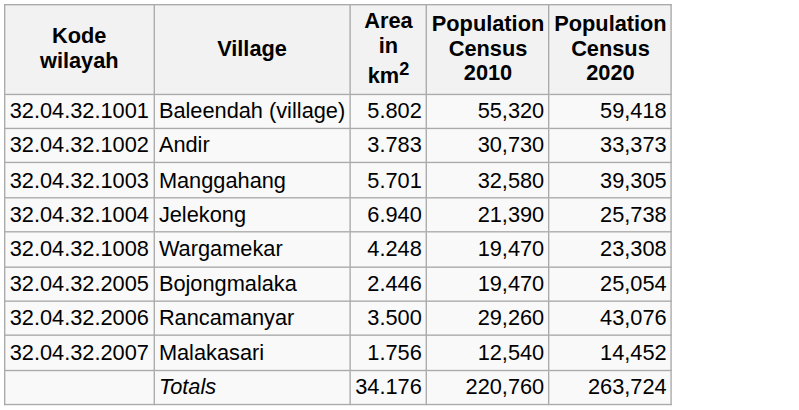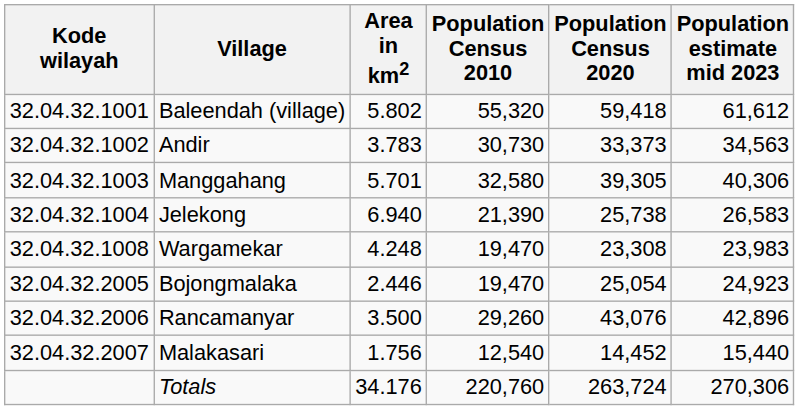+ column: (733, 49)
